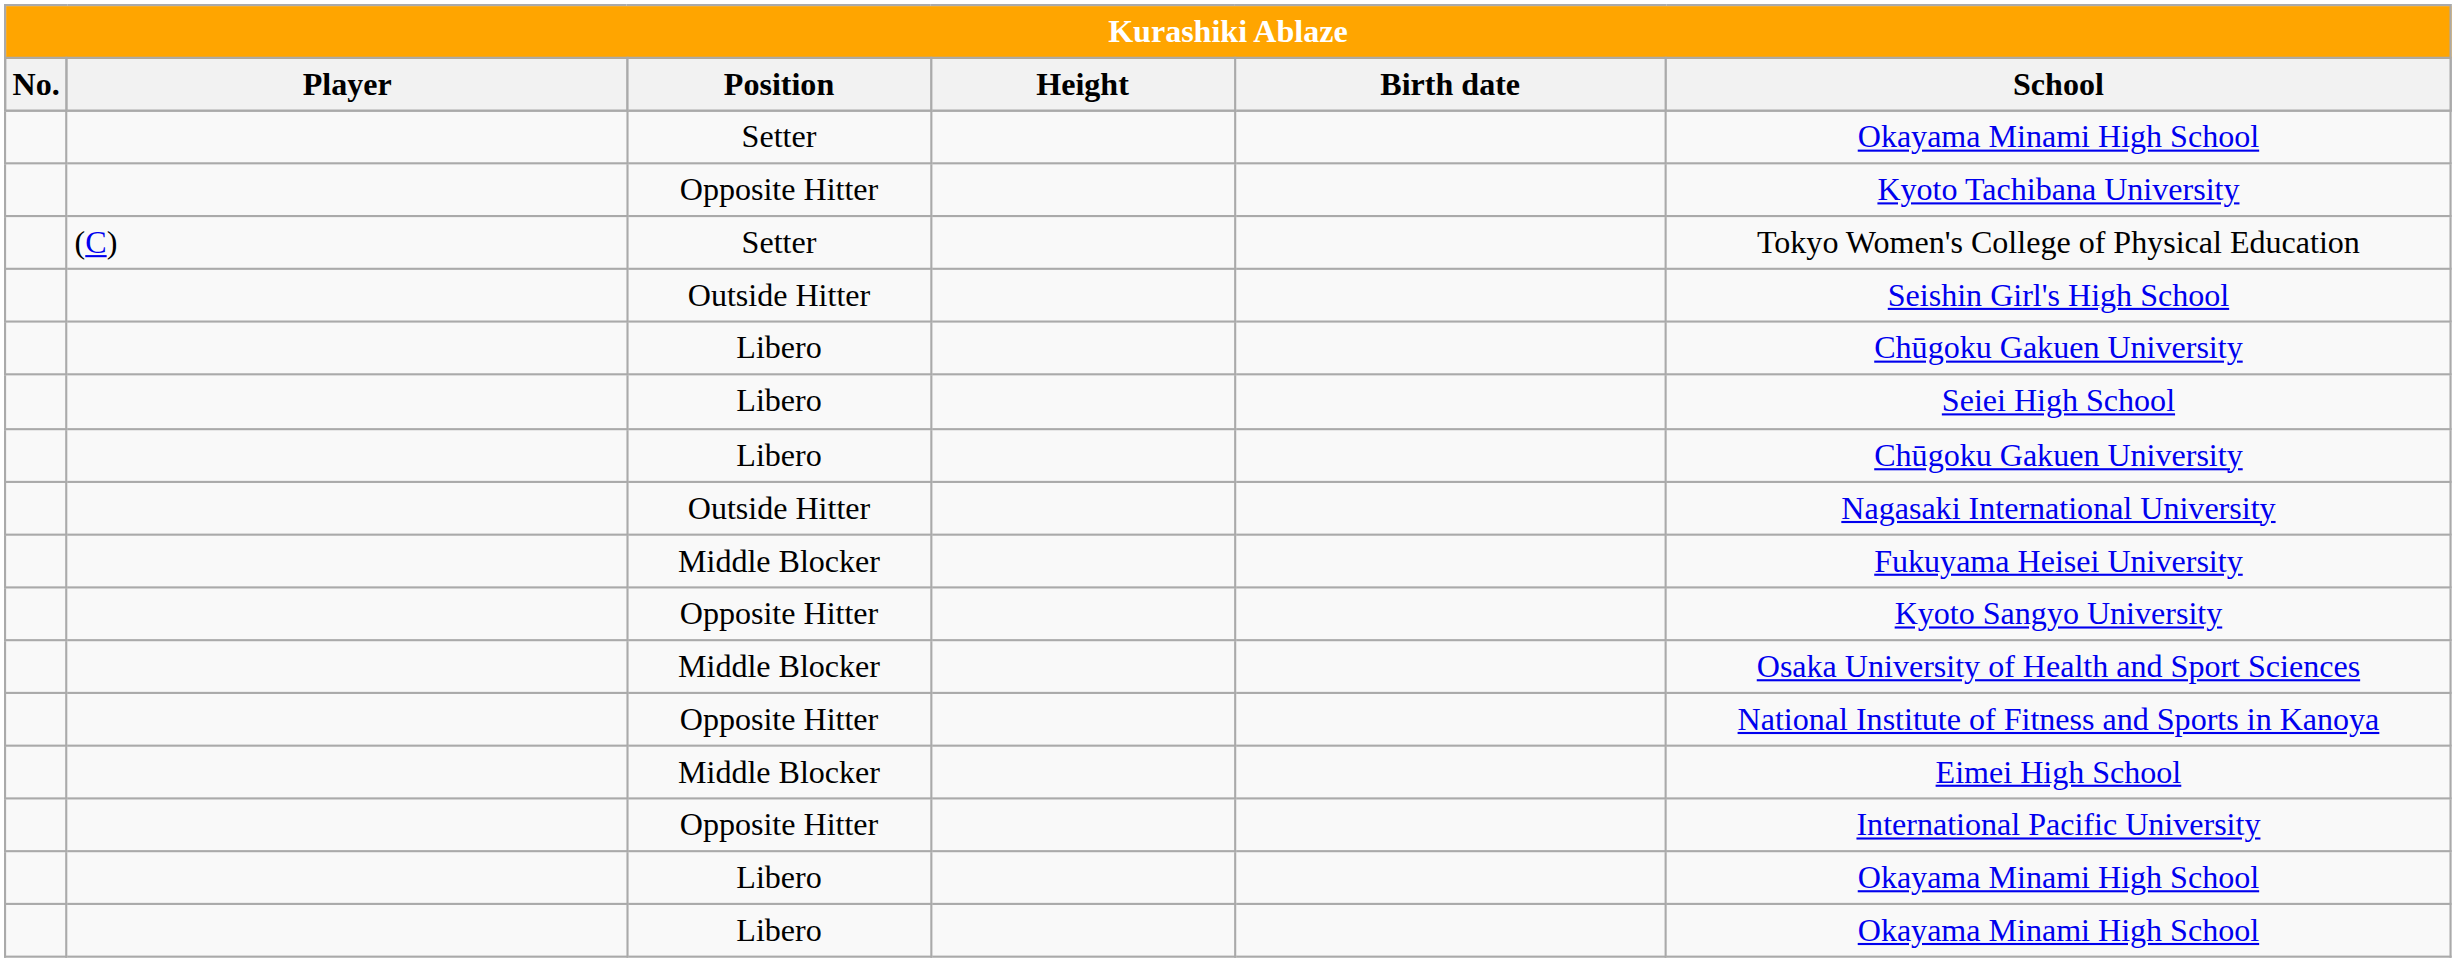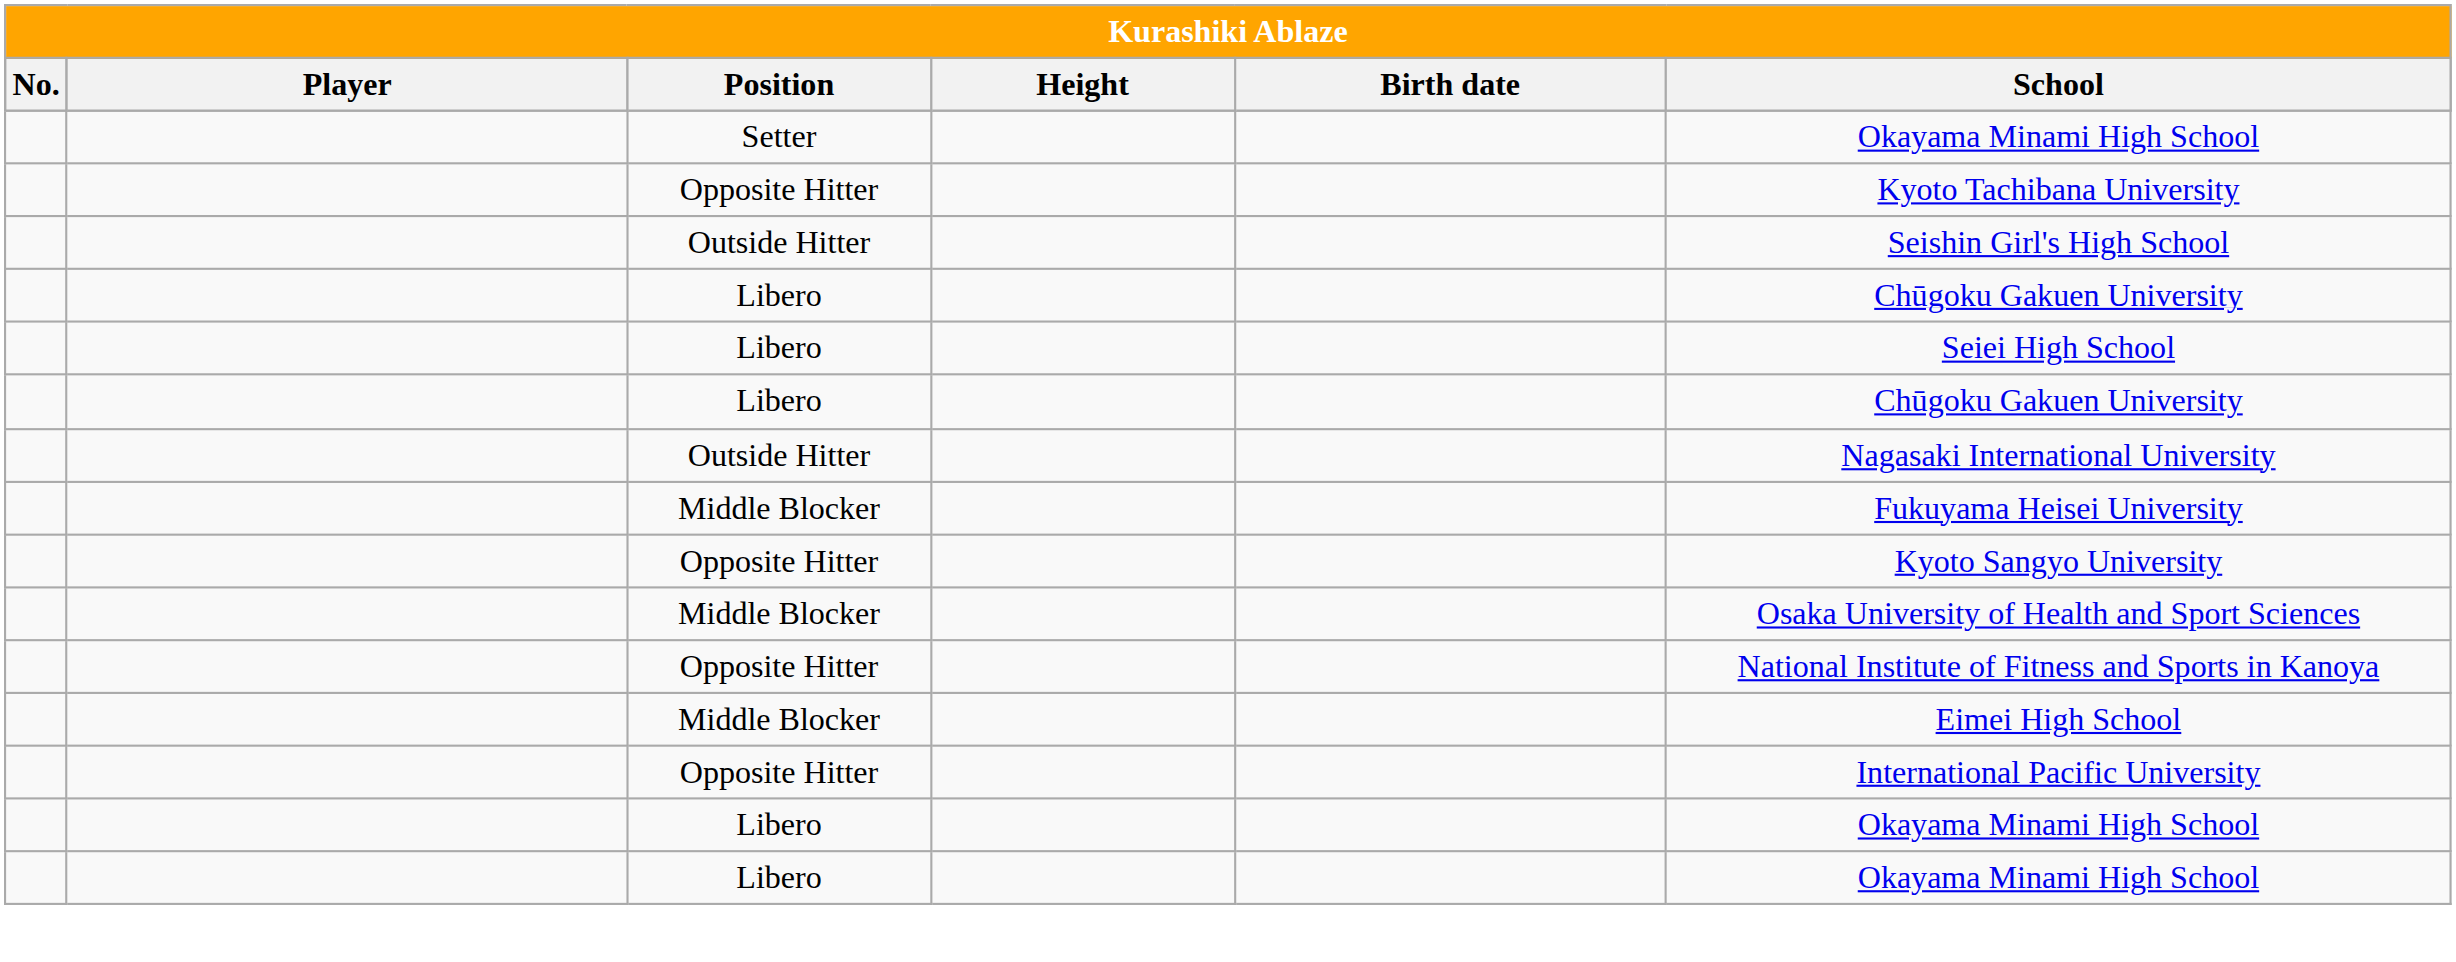- row: (96, 242)
